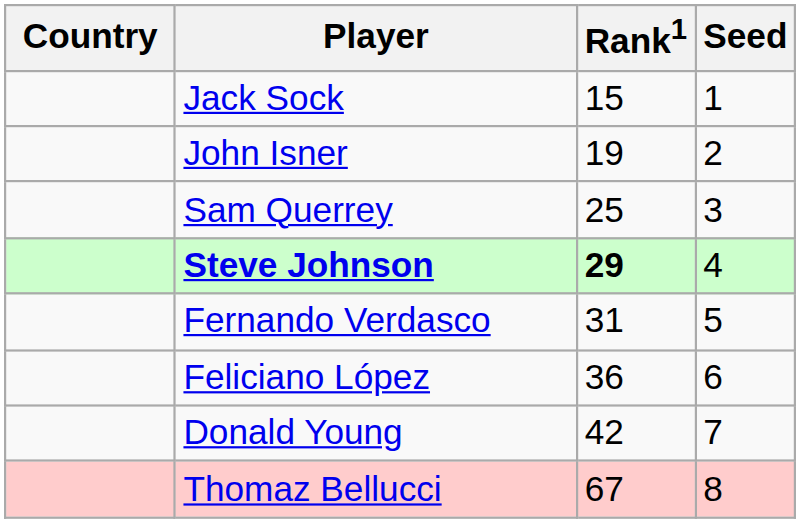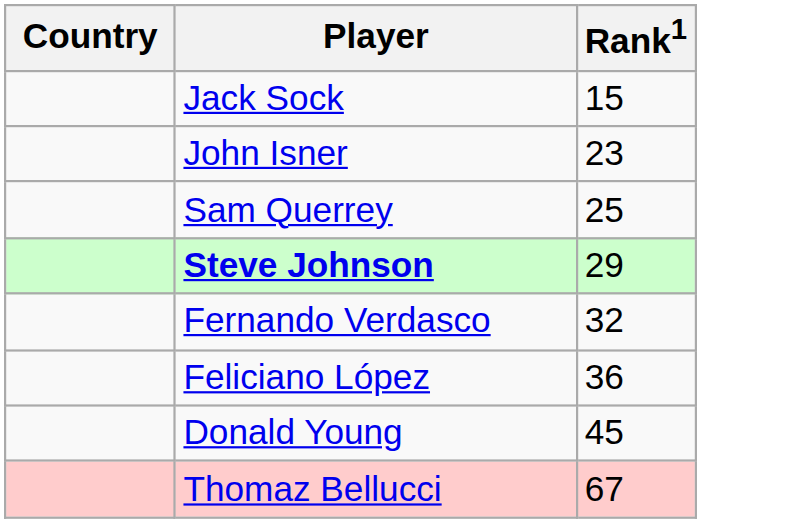- column: (745, 37)
(604, 153) 19 -> (604, 153) 23
(604, 265) bold -> (604, 265) normal
(604, 321) 31 -> (604, 321) 32
(604, 432) 42 -> (604, 432) 45
